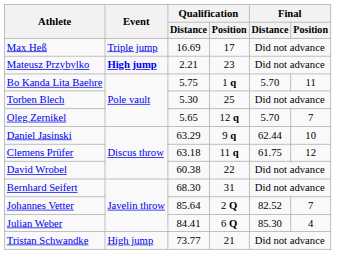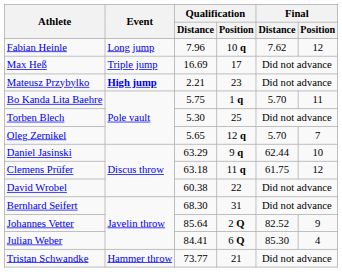+ row: (37, 47)
(311, 206) 7 -> (318, 223) 9
(130, 241) High jump -> (140, 258) Hammer throw
